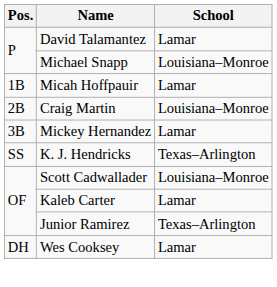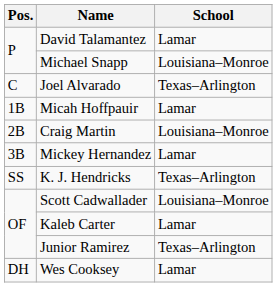+ row: (80, 85)
